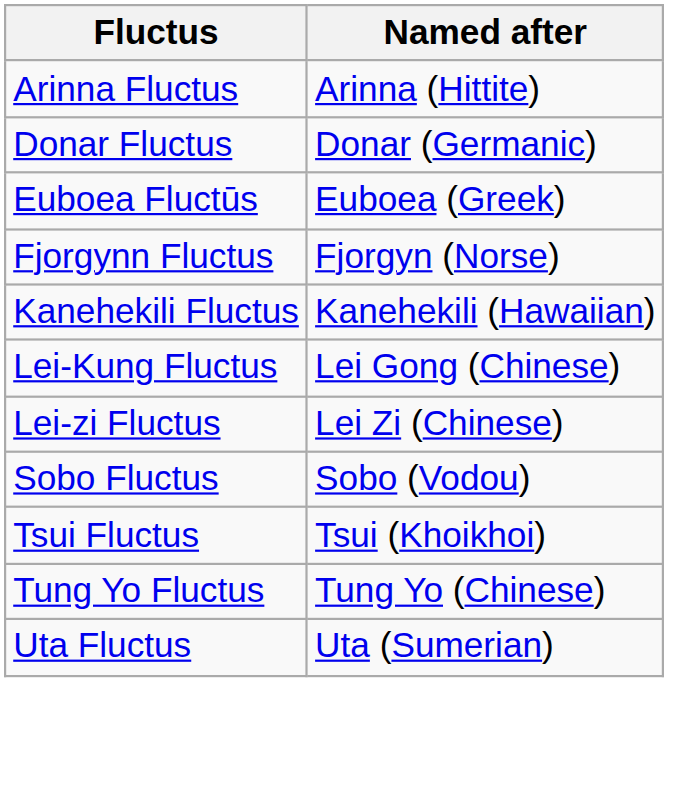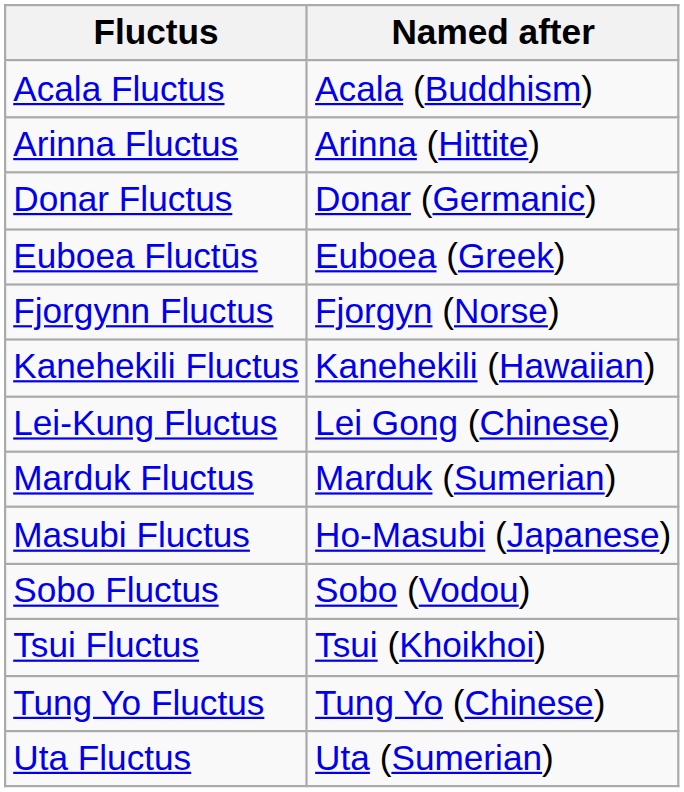+ row: (119, 88)
- row: (117, 423)
+ row: (134, 479)
+ row: (132, 534)
